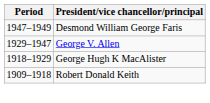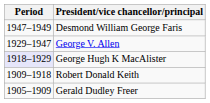(29, 59) no background -> (29, 59) lavender background
+ row: (97, 91)
